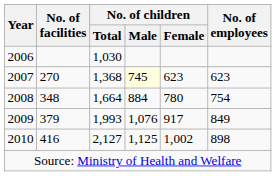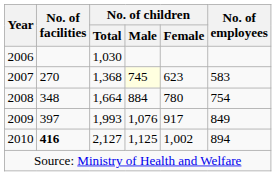(220, 77) 623 -> (220, 77) 583
(50, 118) 379 -> (50, 118) 397
(50, 139) normal -> (50, 139) bold
(220, 139) 898 -> (220, 139) 894
